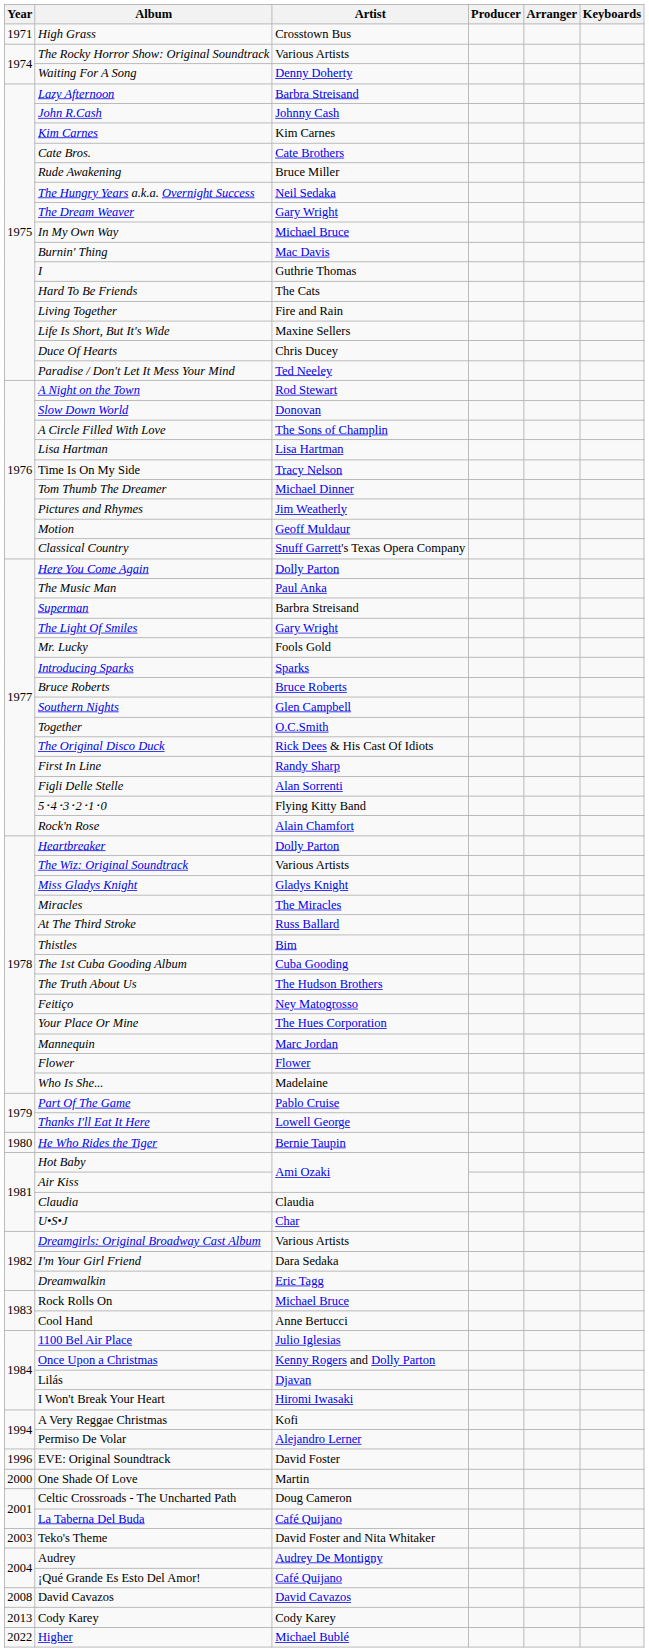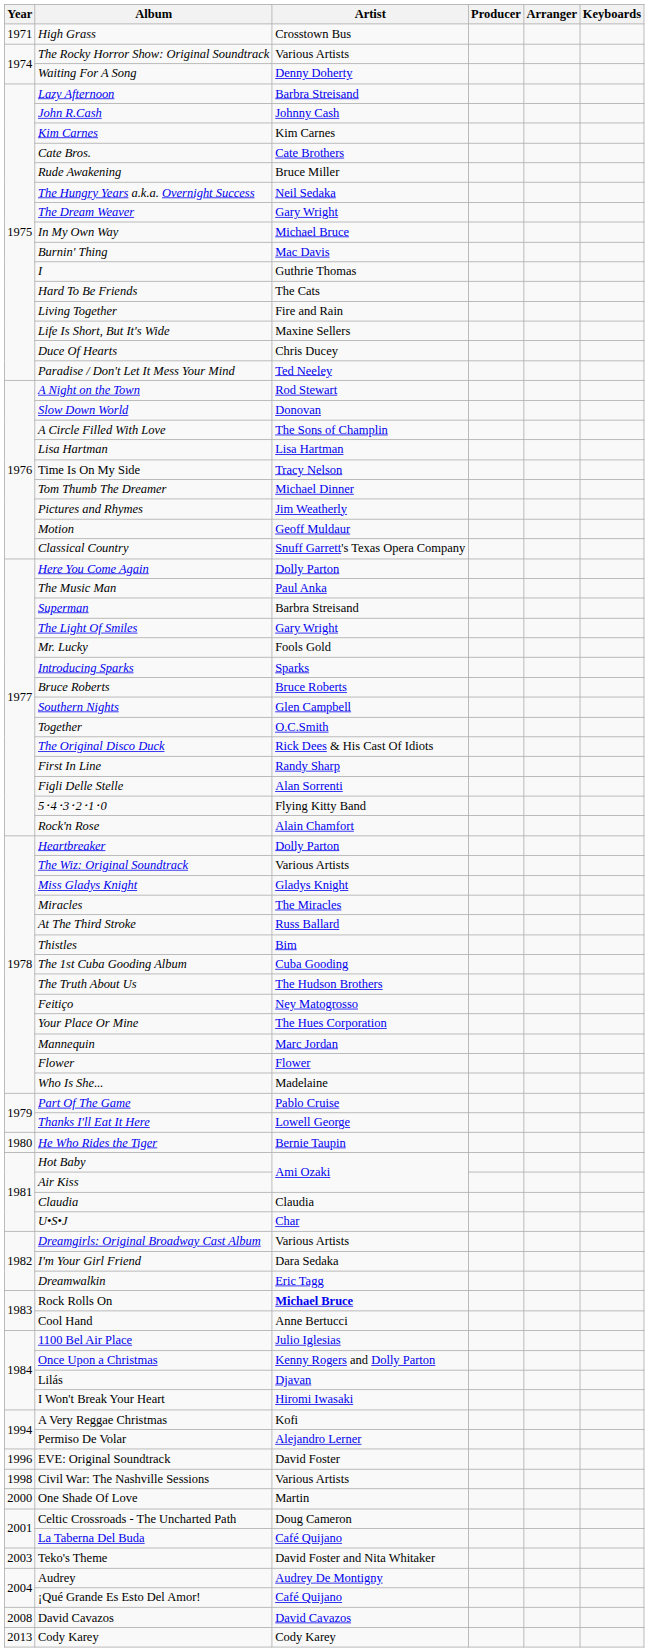(312, 1300) normal -> (314, 1300) bold
+ row: (124, 1479)
- row: (55, 1637)
